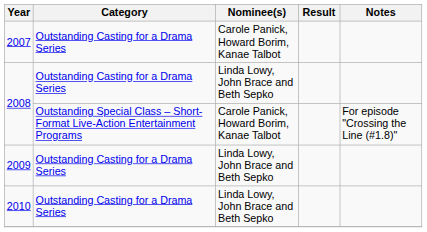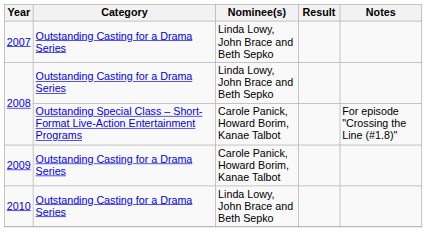(254, 42) Carole Panick, Howard Borim, Kanae Talbot -> (256, 42) Linda Lowy, John Brace and Beth Sepko
(256, 165) Linda Lowy, John Brace and Beth Sepko -> (254, 165) Carole Panick, Howard Borim, Kanae Talbot
